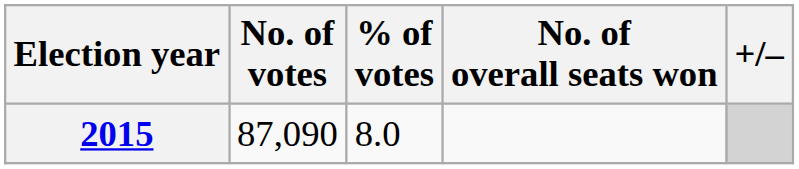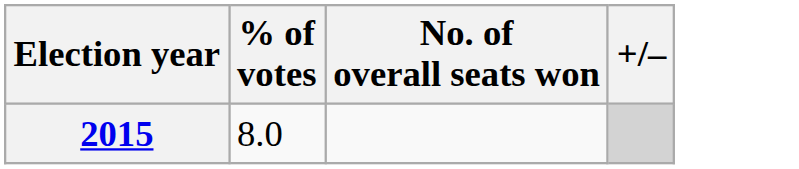- column: (287, 54)
